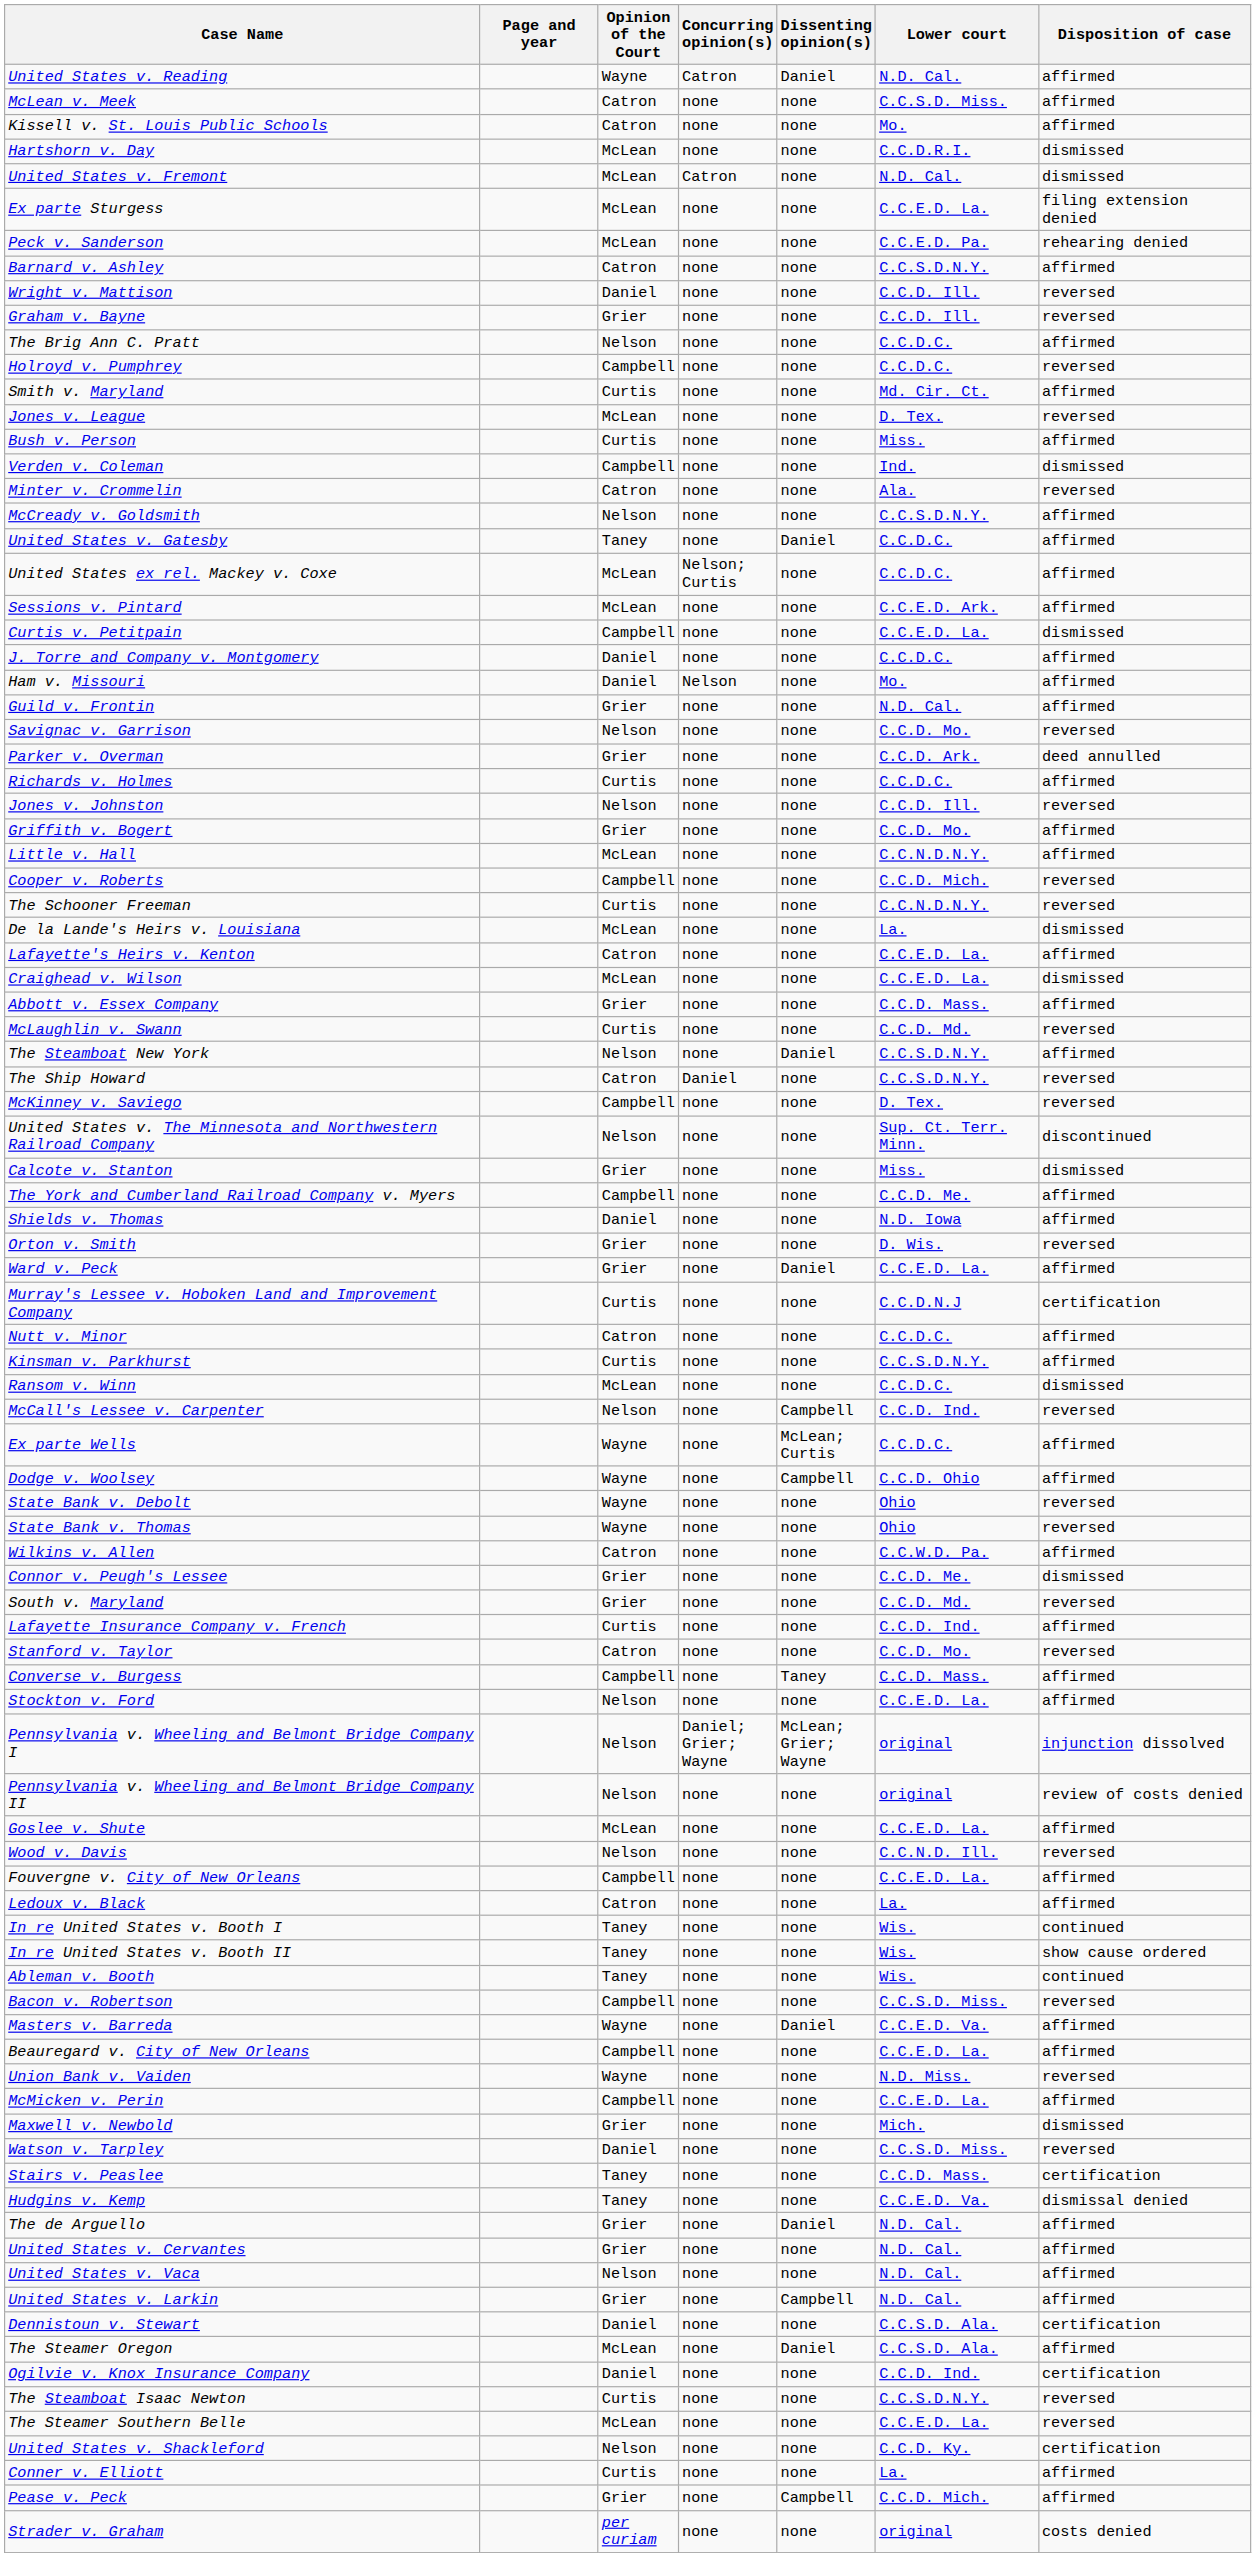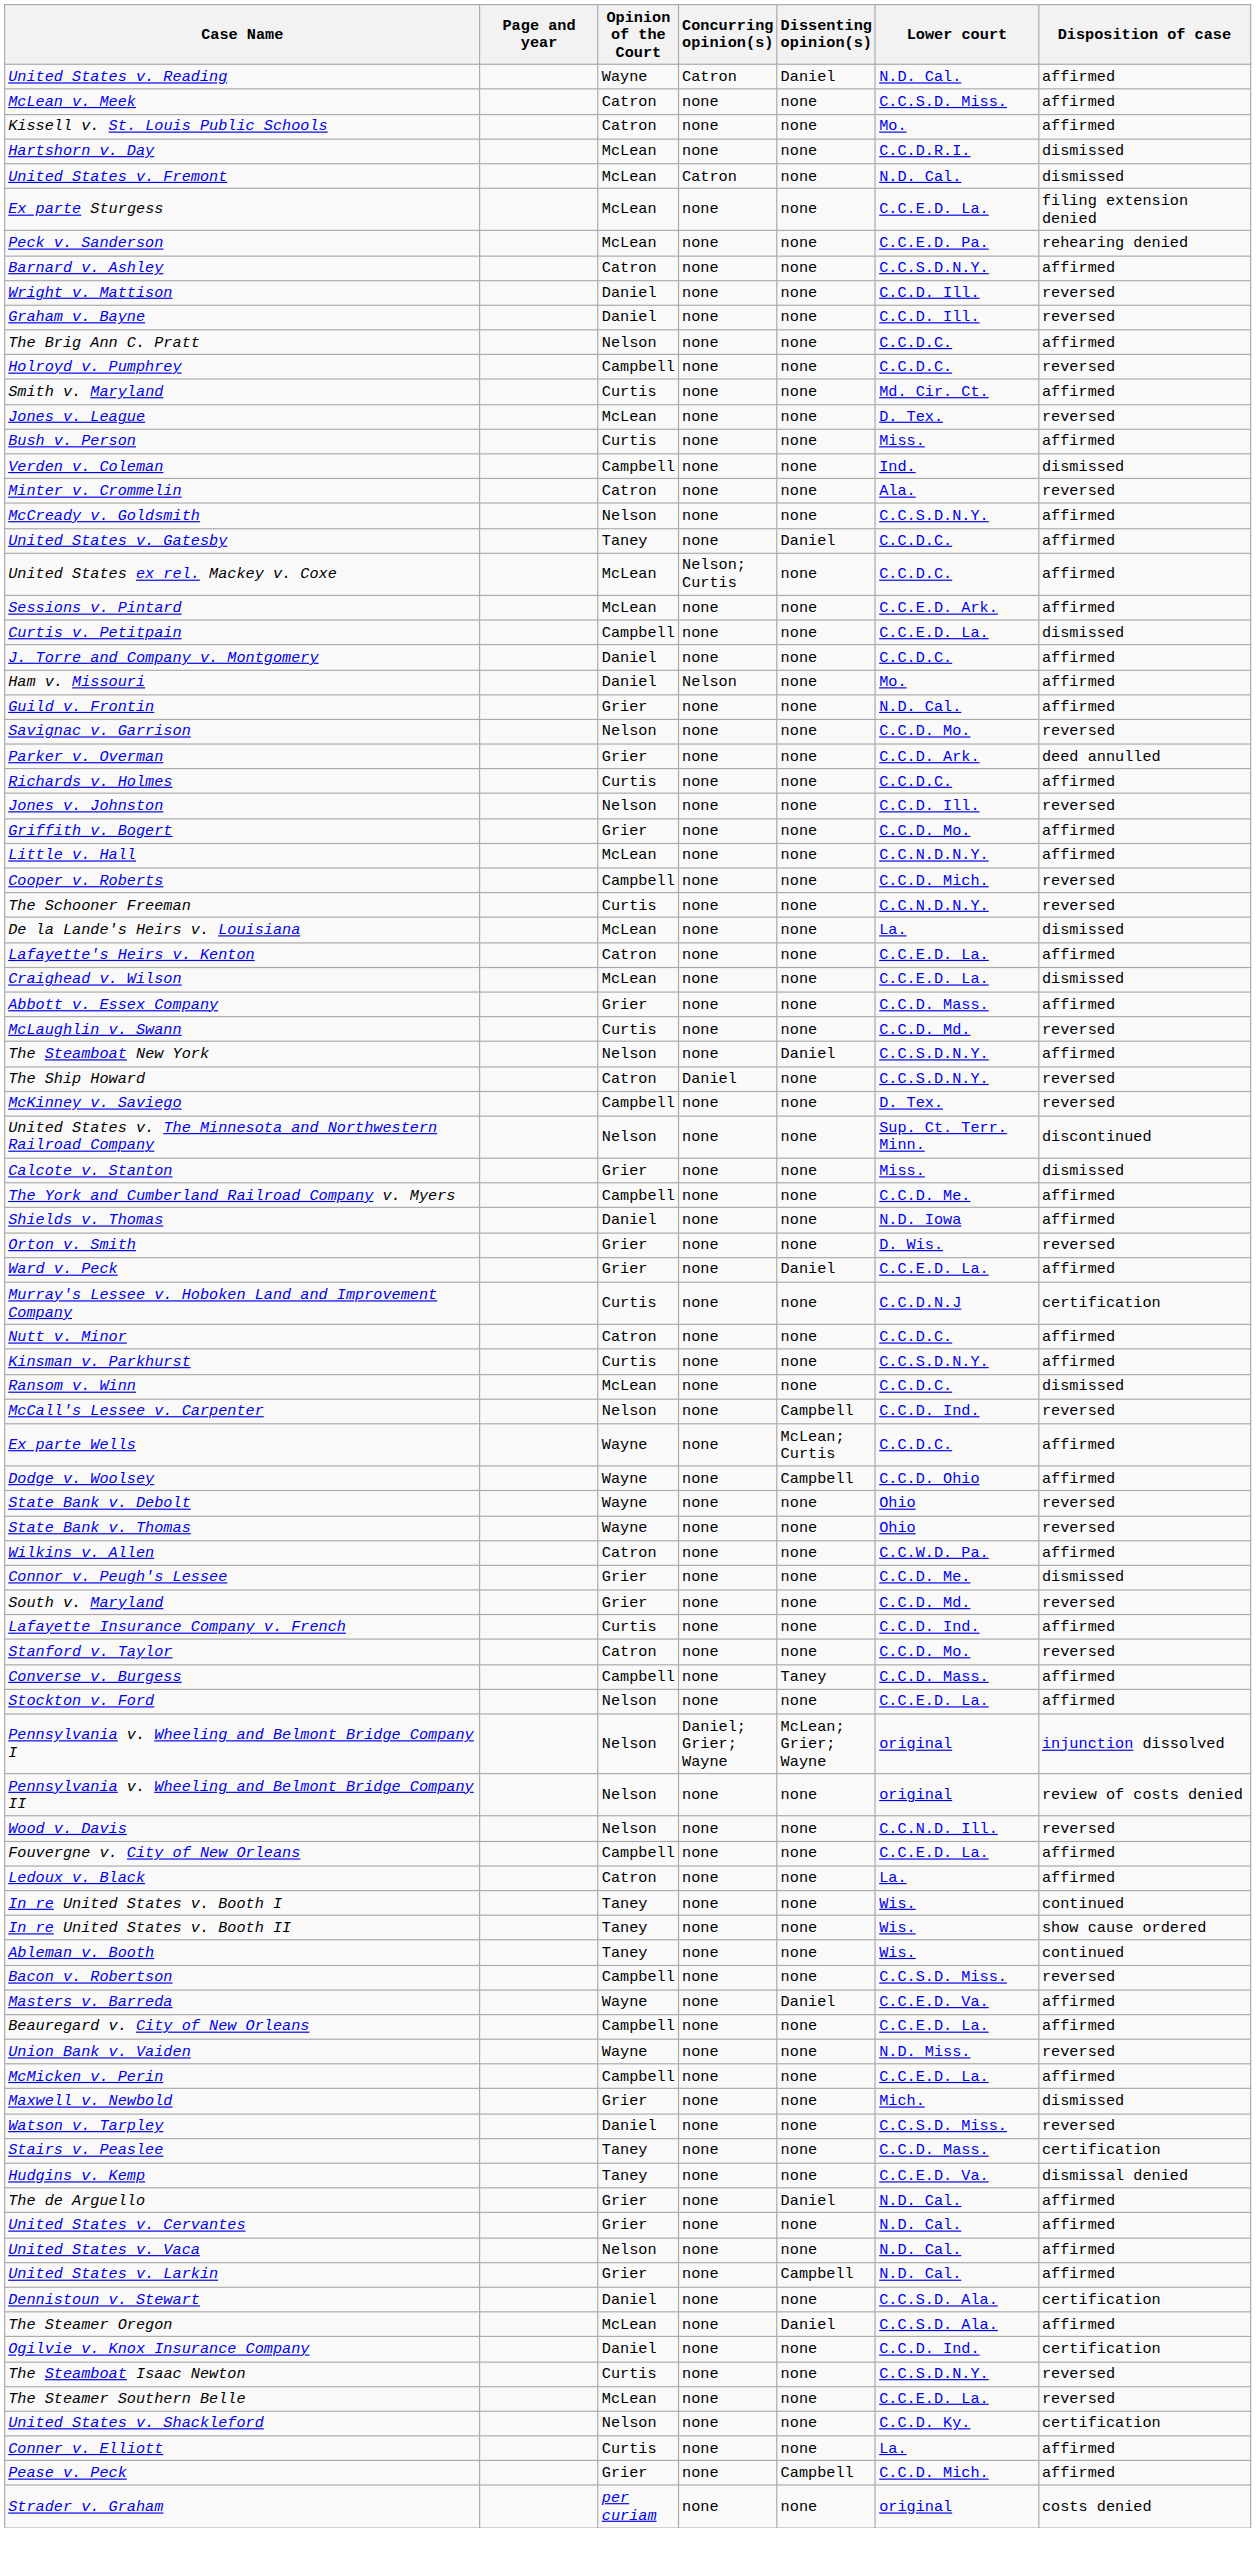(625, 318) Grier -> (629, 318) Daniel
- row: (77, 1829)
